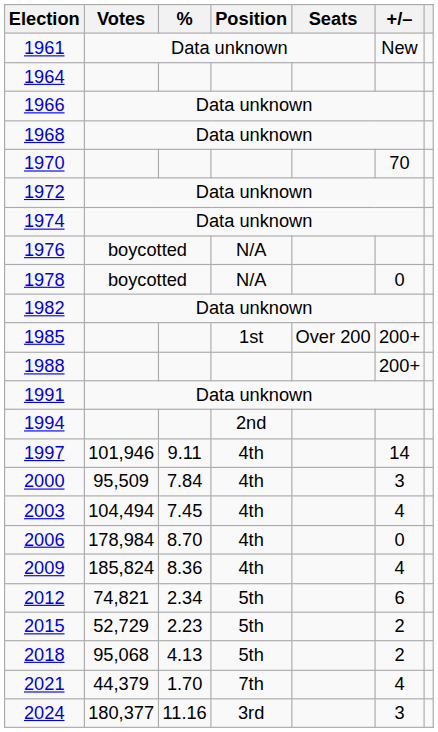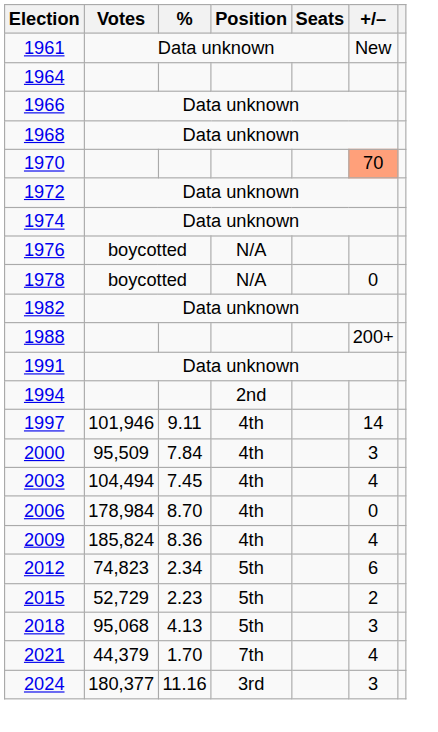(400, 163) no background -> (373, 163) lightsalmon background
- row: (44, 337)
(121, 597) 74,821 -> (121, 568) 74,823
(400, 655) 2 -> (373, 626) 3
